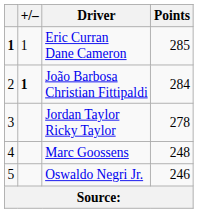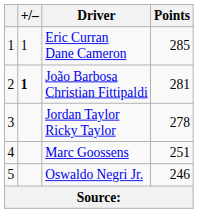(11, 46) bold -> (11, 46) normal
(180, 84) 284 -> (180, 84) 281
(180, 153) 248 -> (180, 153) 251
